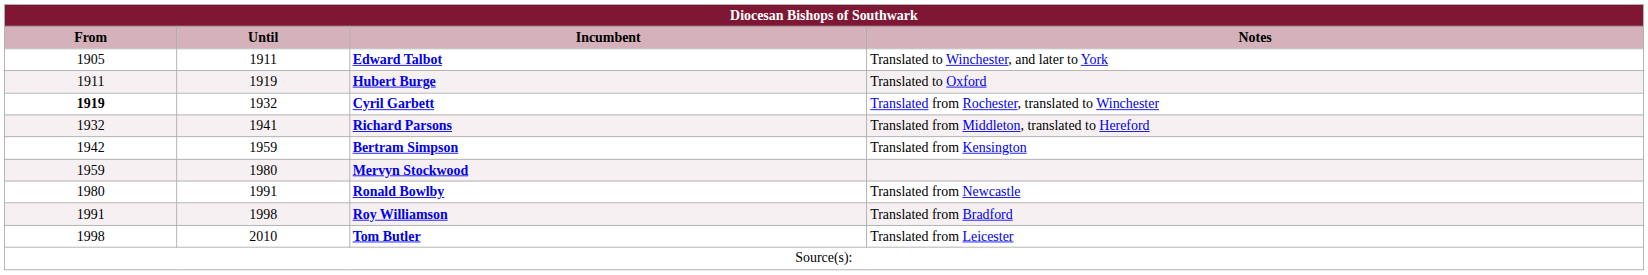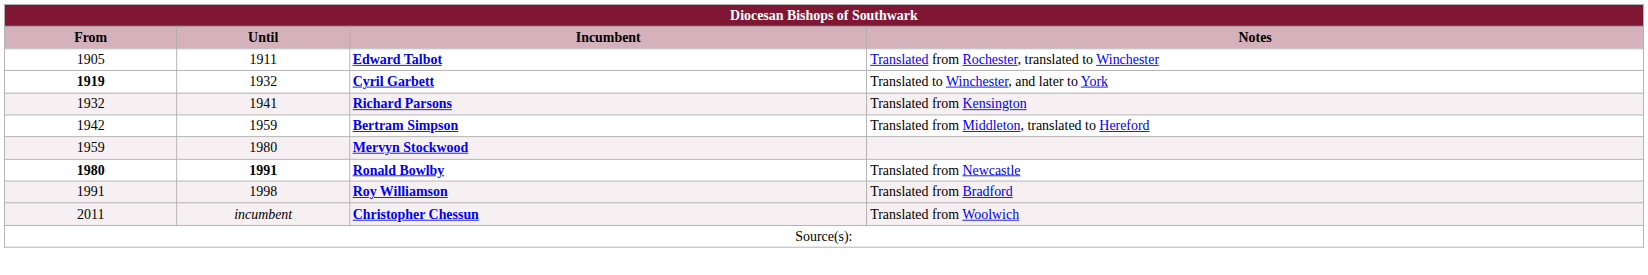(989, 59) Translated to Winchester, and later to York -> (1015, 59) Translated from Rochester, translated to Winchester
- row: (394, 81)
(1015, 103) Translated from Rochester, translated to Winchester -> (989, 81) Translated to Winchester, and later to York
(1010, 125) Translated from Middleton, translated to Hereford -> (948, 103) Translated from Kensington
(948, 147) Translated from Kensington -> (1010, 125) Translated from Middleton, translated to Hereford
(91, 192) normal -> (91, 170) bold
(263, 192) normal -> (263, 170) bold
- row: (387, 236)
+ row: (416, 214)
